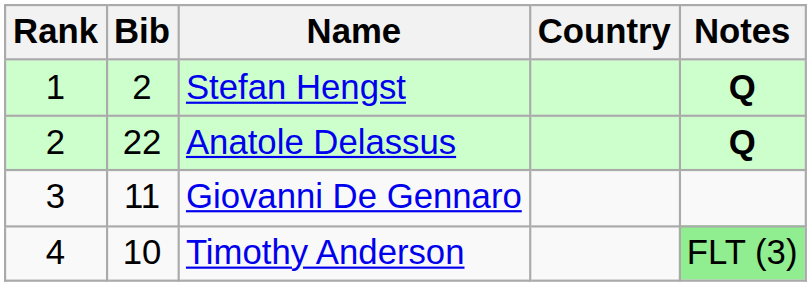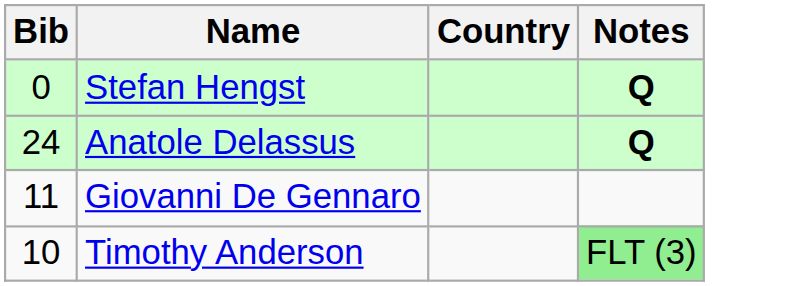- column: (56, 32)
(142, 87) 2 -> (41, 87) 0
(142, 142) 22 -> (41, 142) 24
